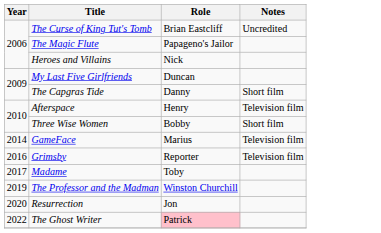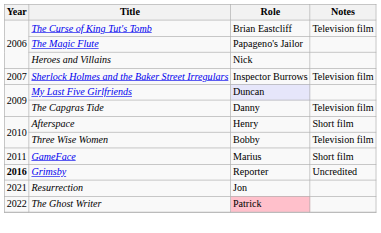(265, 28) Uncredited -> (343, 28) Television film
+ row: (130, 76)
(179, 76) no background -> (249, 92) lavender background
(263, 92) Short film -> (343, 108) Television film
(273, 108) Television film -> (333, 124) Short film
(263, 124) Short film -> (343, 140) Television film
(17, 140) 2014 -> (17, 156) 2011
(273, 140) Television film -> (333, 156) Short film
(17, 156) normal -> (17, 172) bold
(273, 156) Television film -> (335, 172) Uncredited
- row: (49, 172)
- row: (95, 188)
(17, 204) 2020 -> (17, 188) 2021
